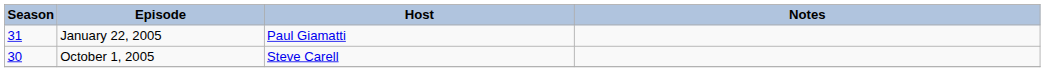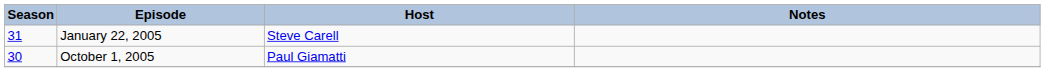(306, 35) Paul Giamatti -> (303, 35) Steve Carell
(303, 56) Steve Carell -> (306, 56) Paul Giamatti
